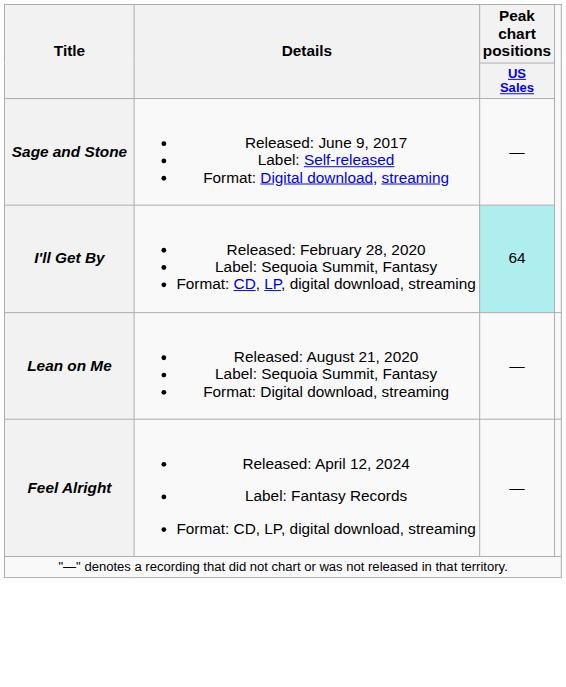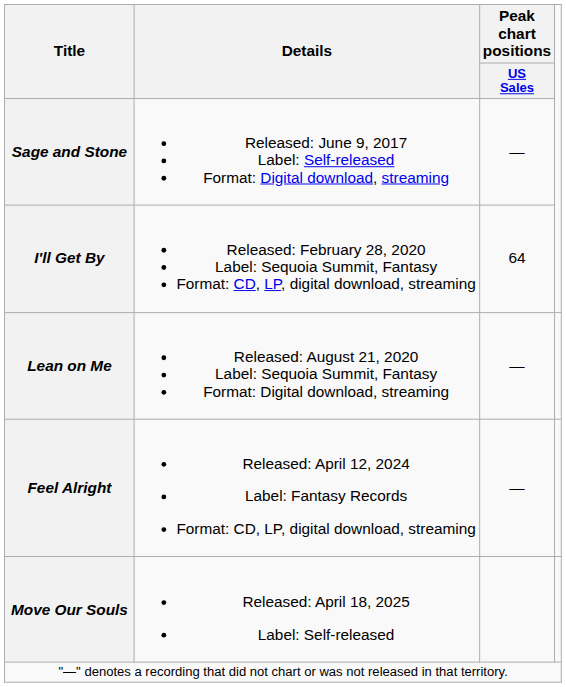(517, 258) paleturquoise background -> (517, 258) no background
+ row: (69, 609)
